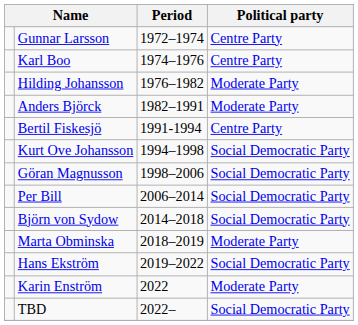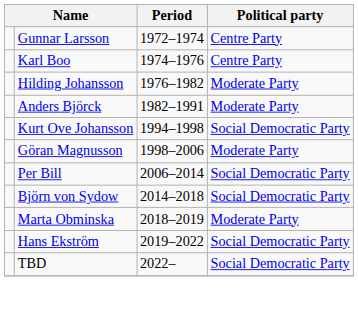- row: (60, 128)
(280, 173) Social Democratic Party -> (255, 151) Moderate Party
- row: (60, 286)
